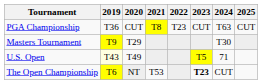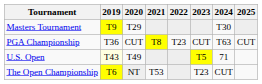rows swapped: (44, 42) <-> (43, 27)
(201, 72) bold -> (201, 72) normal
